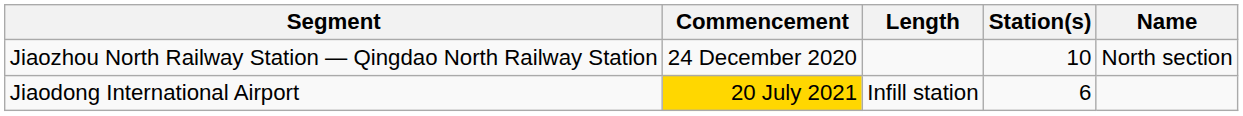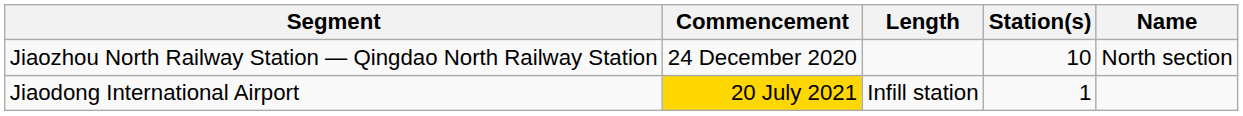(1085, 92) 6 -> (1085, 92) 1
